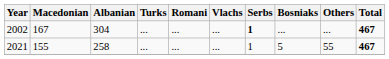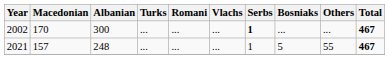(41, 29) 167 -> (41, 29) 170
(101, 29) 304 -> (101, 29) 300
(41, 46) 155 -> (41, 46) 157
(101, 46) 258 -> (101, 46) 248
